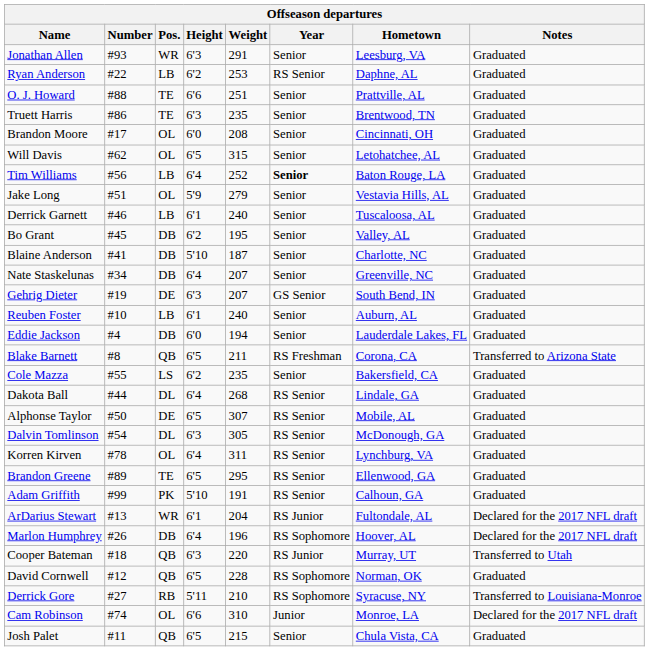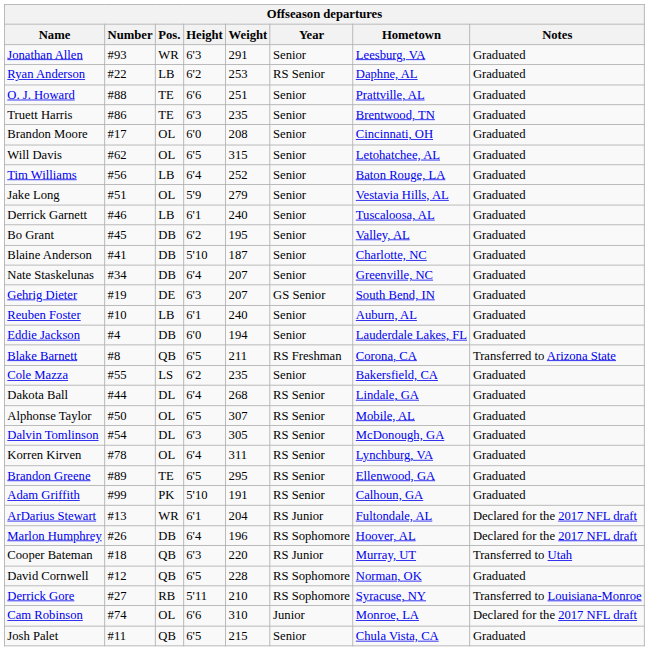(291, 174) bold -> (290, 174) normal
(167, 415) DE -> (167, 415) OL
